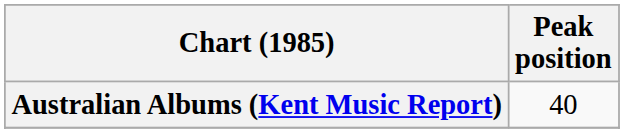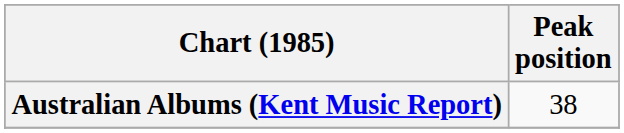(563, 104) 40 -> (563, 104) 38
